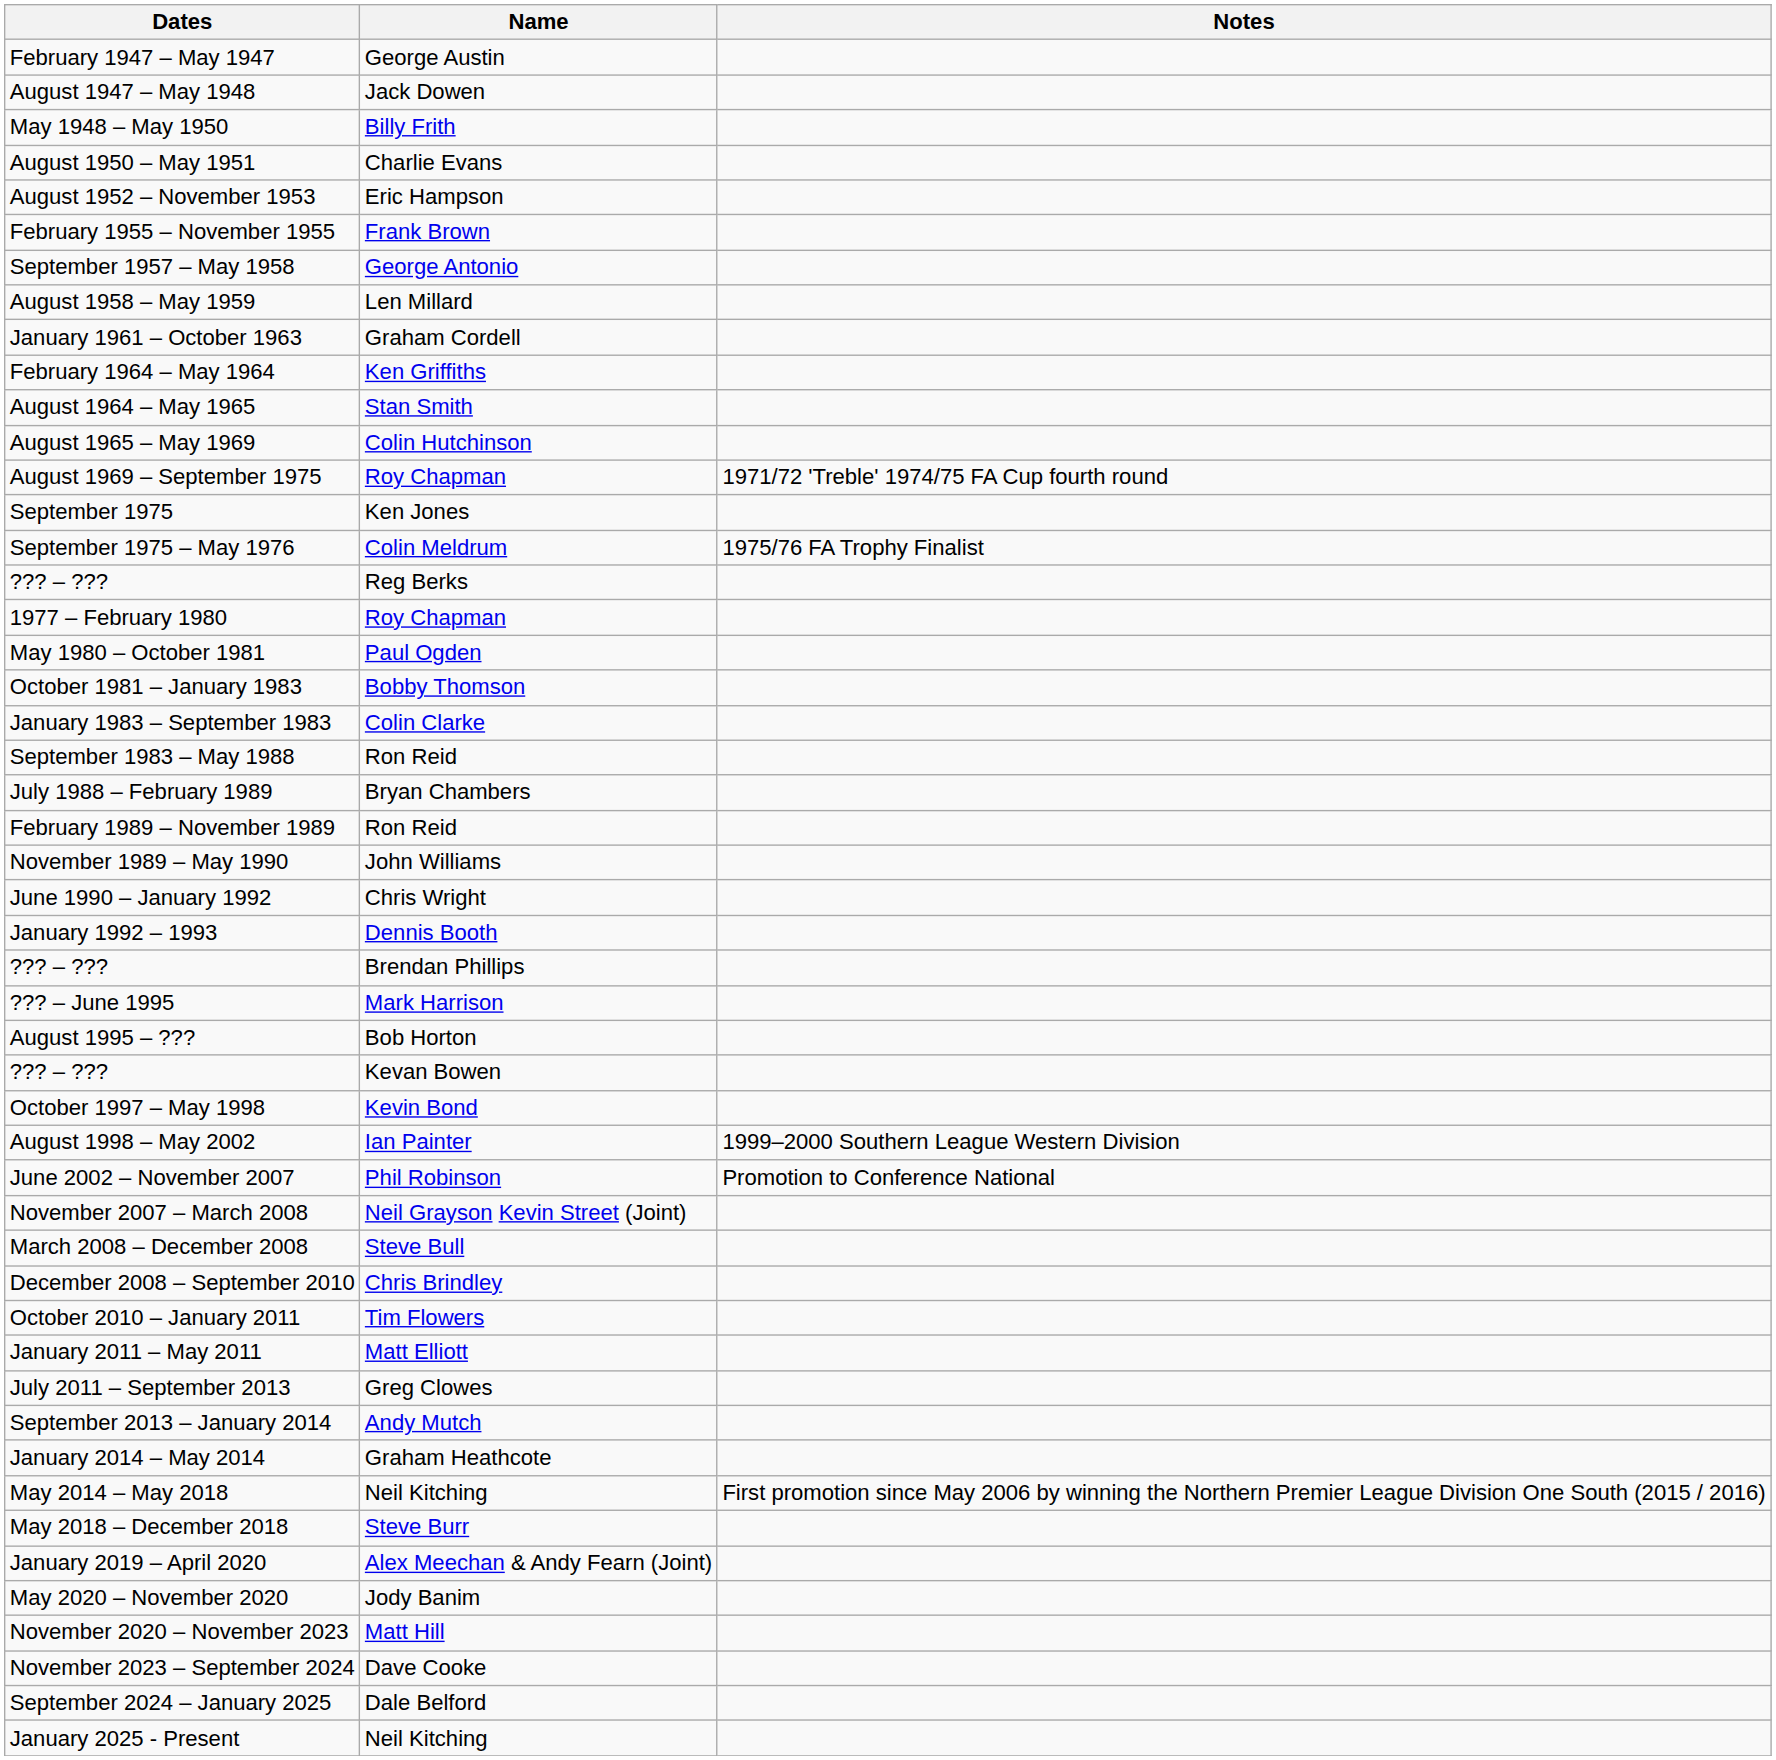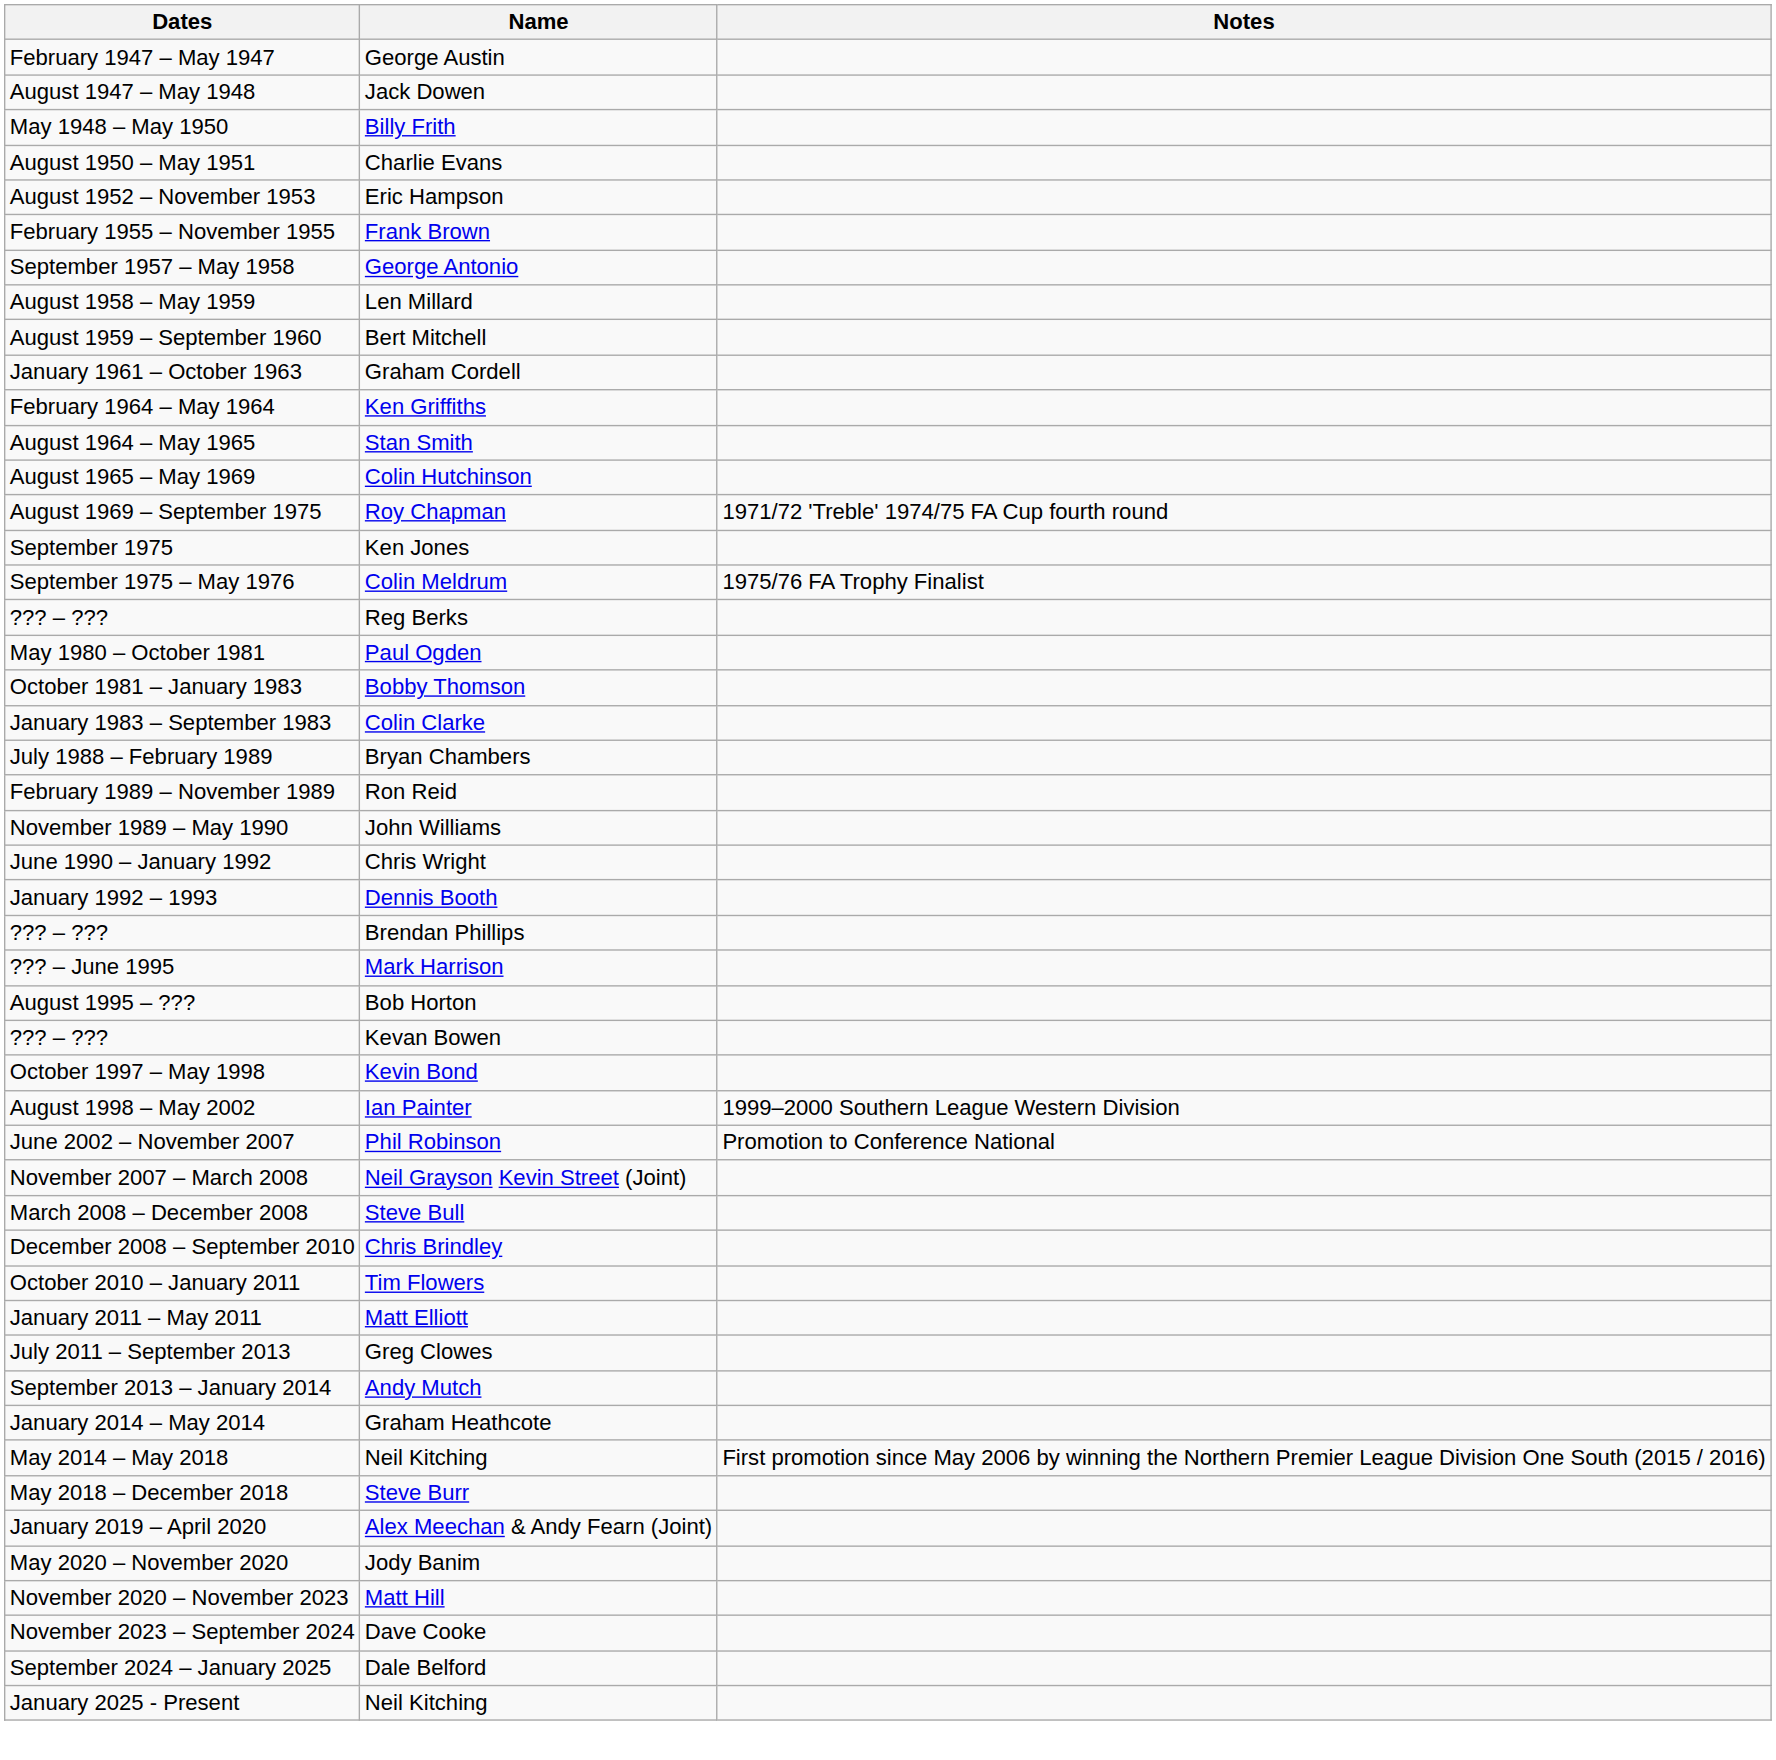+ row: (166, 337)
- row: (118, 617)
- row: (152, 757)
